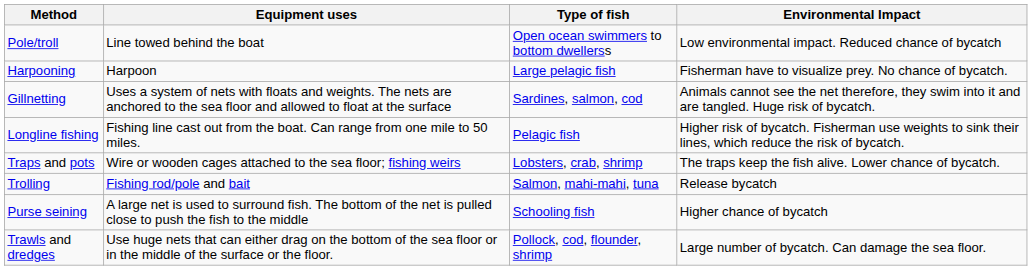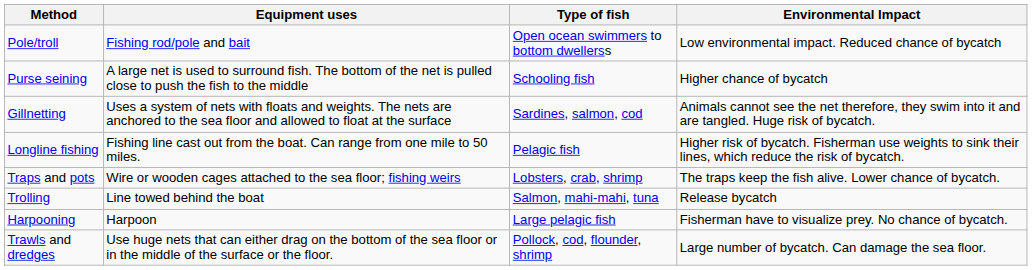(185, 43) Line towed behind the boat -> (178, 43) Fishing rod/pole and bait
rows swapped: (47, 212) <-> (41, 71)
(178, 184) Fishing rod/pole and bait -> (185, 198) Line towed behind the boat
